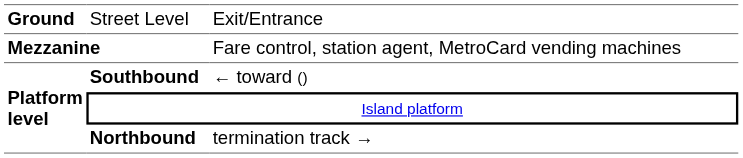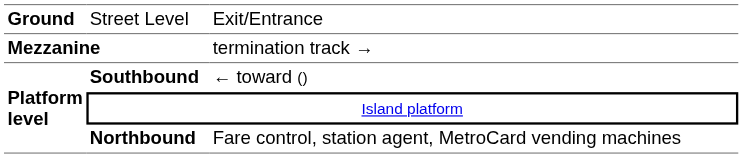(447, 47) Fare control, station agent, MetroCard vending machines -> (293, 47) termination track →
(293, 138) termination track → -> (447, 138) Fare control, station agent, MetroCard vending machines
